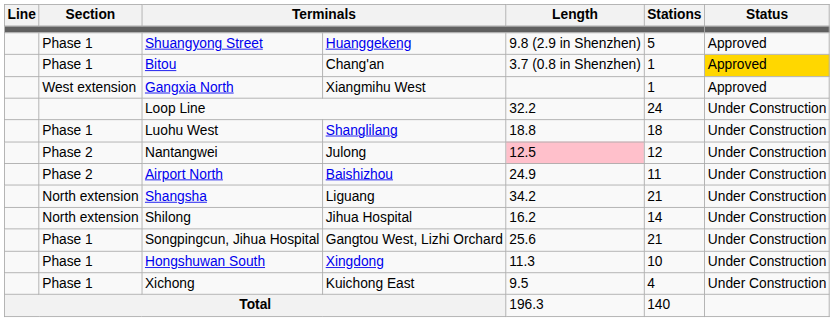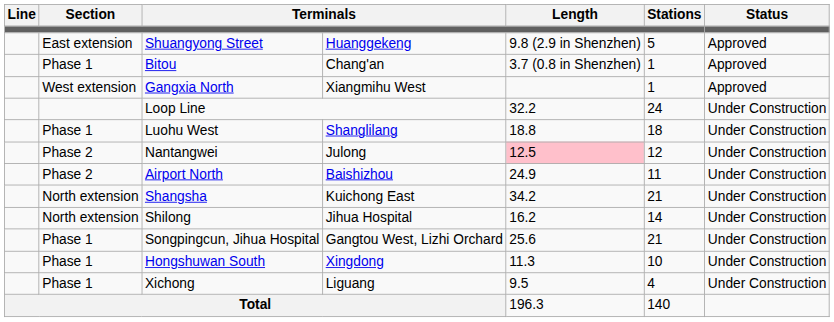(67, 43) Phase 1 -> (87, 43) East extension
(737, 65) gold background -> (737, 65) no background
(350, 196) Liguang -> (370, 196) Kuichong East
(370, 283) Kuichong East -> (350, 283) Liguang
